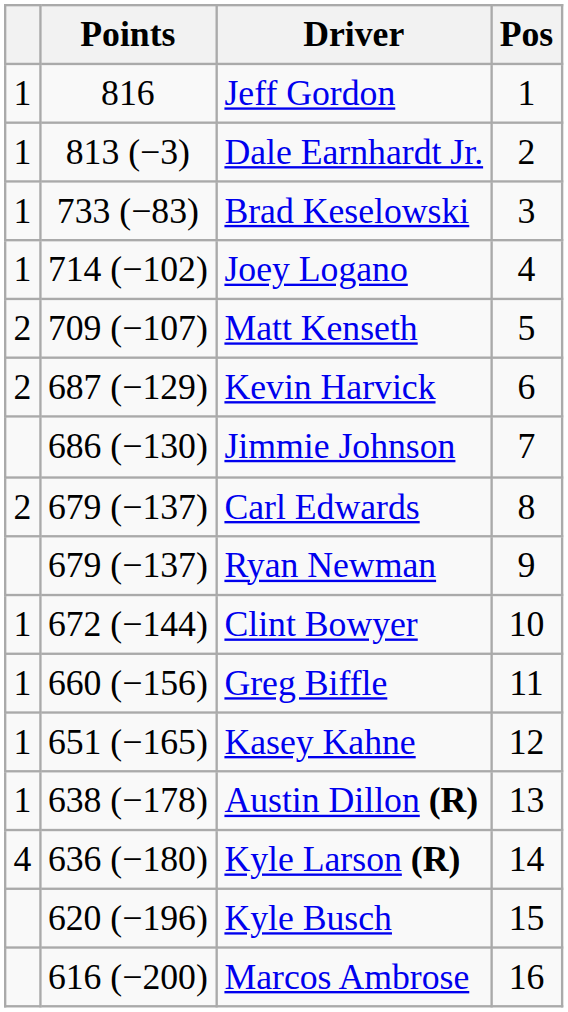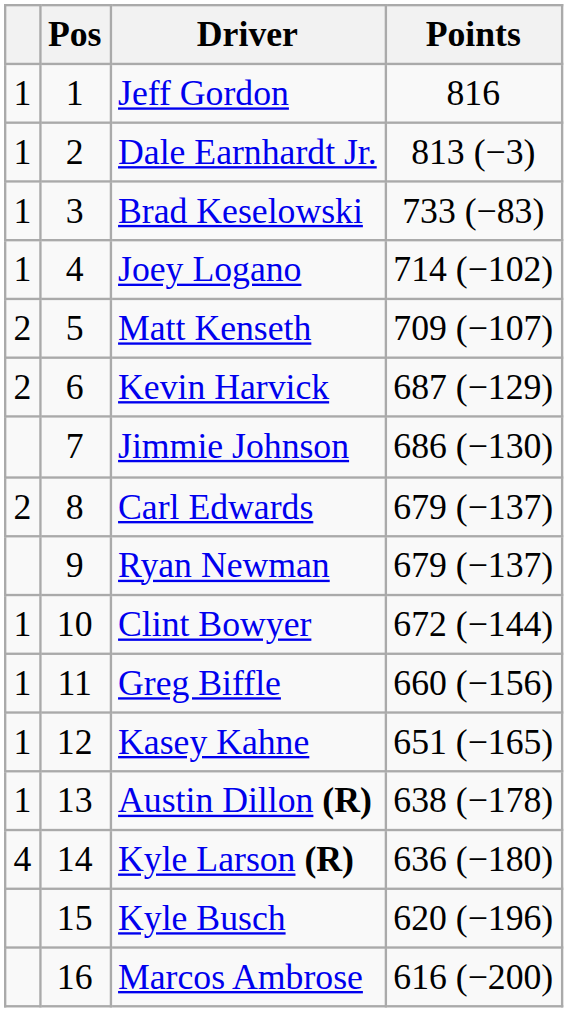columns swapped: (526, 34) <-> (128, 34)
